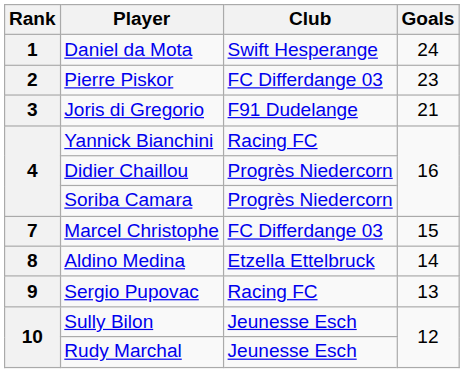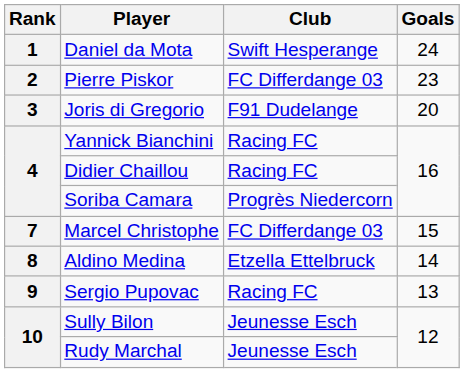(428, 110) 21 -> (428, 110) 20
(310, 170) Progrès Niedercorn -> (273, 170) Racing FC
